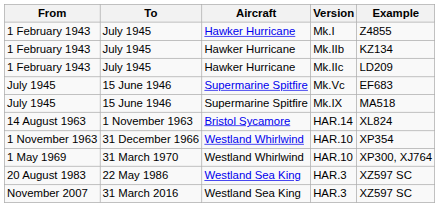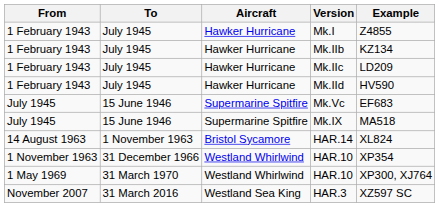+ row: (49, 85)
- row: (46, 175)
